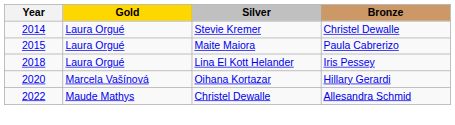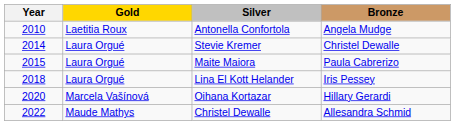+ row: (242, 30)
